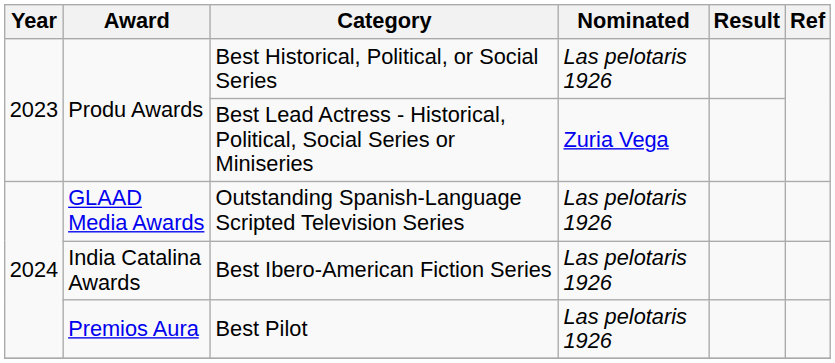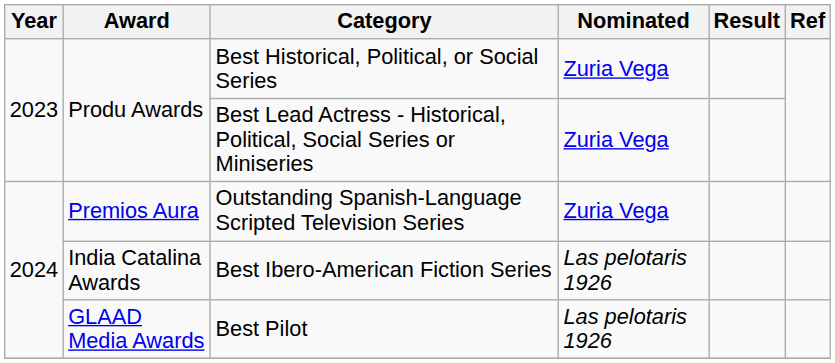(625, 68) Las pelotaris 1926 -> (616, 68) Zuria Vega
(136, 210) GLAAD Media Awards -> (133, 210) Premios Aura
(625, 210) Las pelotaris 1926 -> (616, 210) Zuria Vega
(133, 328) Premios Aura -> (136, 328) GLAAD Media Awards
